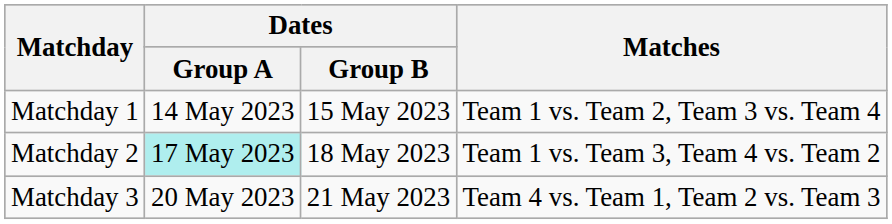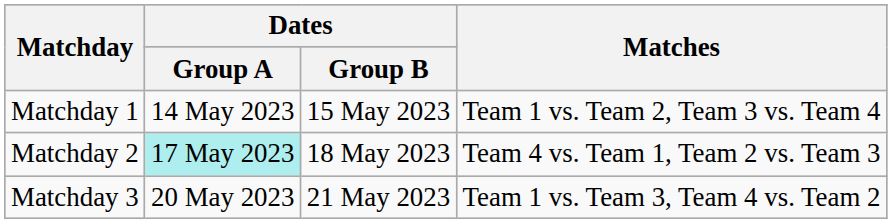(672, 153) Team 1 vs. Team 3, Team 4 vs. Team 2 -> (672, 153) Team 4 vs. Team 1, Team 2 vs. Team 3
(672, 196) Team 4 vs. Team 1, Team 2 vs. Team 3 -> (672, 196) Team 1 vs. Team 3, Team 4 vs. Team 2
